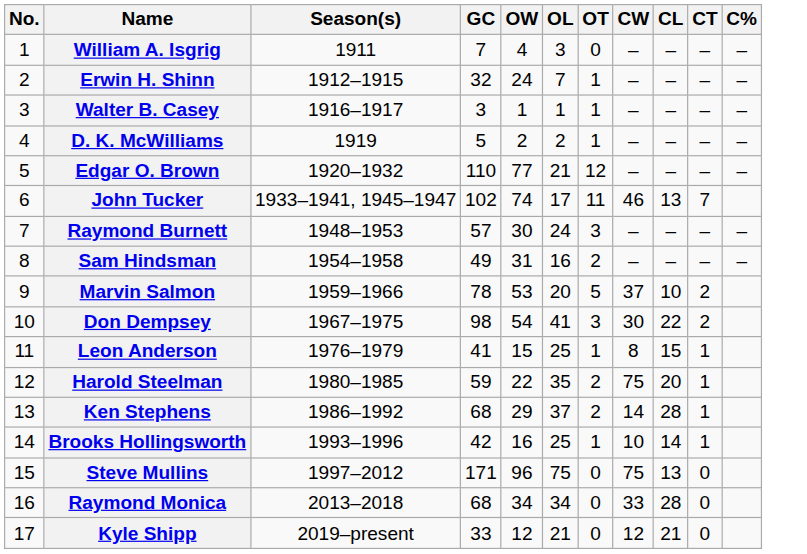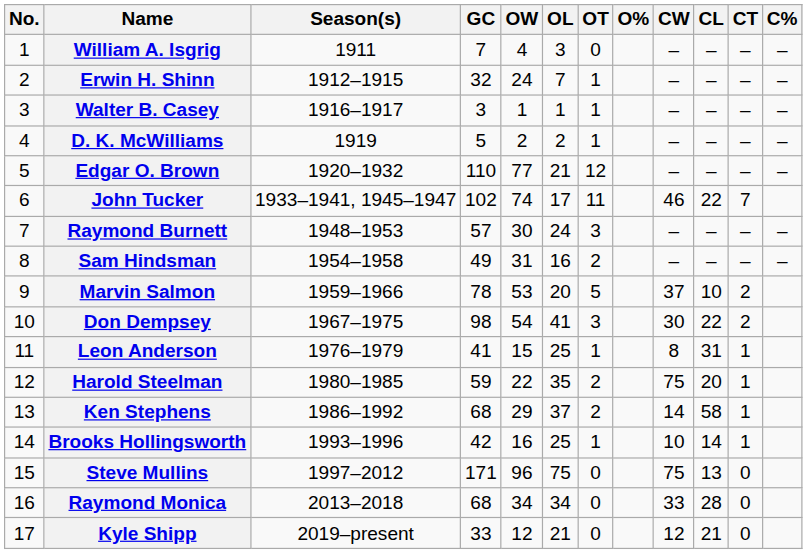+ column: (633, 19)
(671, 200) 13 -> (711, 200) 22
(671, 351) 15 -> (711, 351) 31
(671, 412) 28 -> (711, 412) 58
